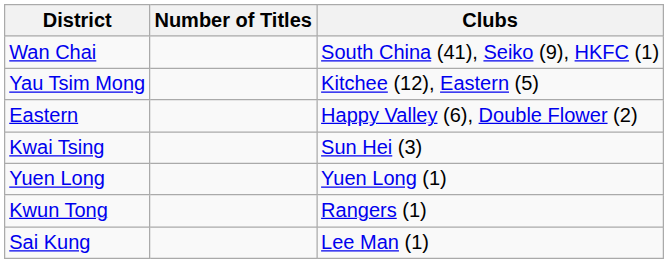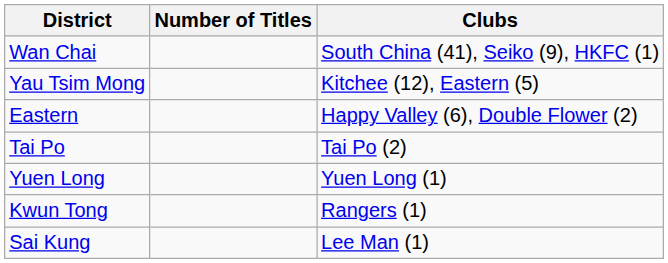- row: (57, 147)
+ row: (37, 147)
